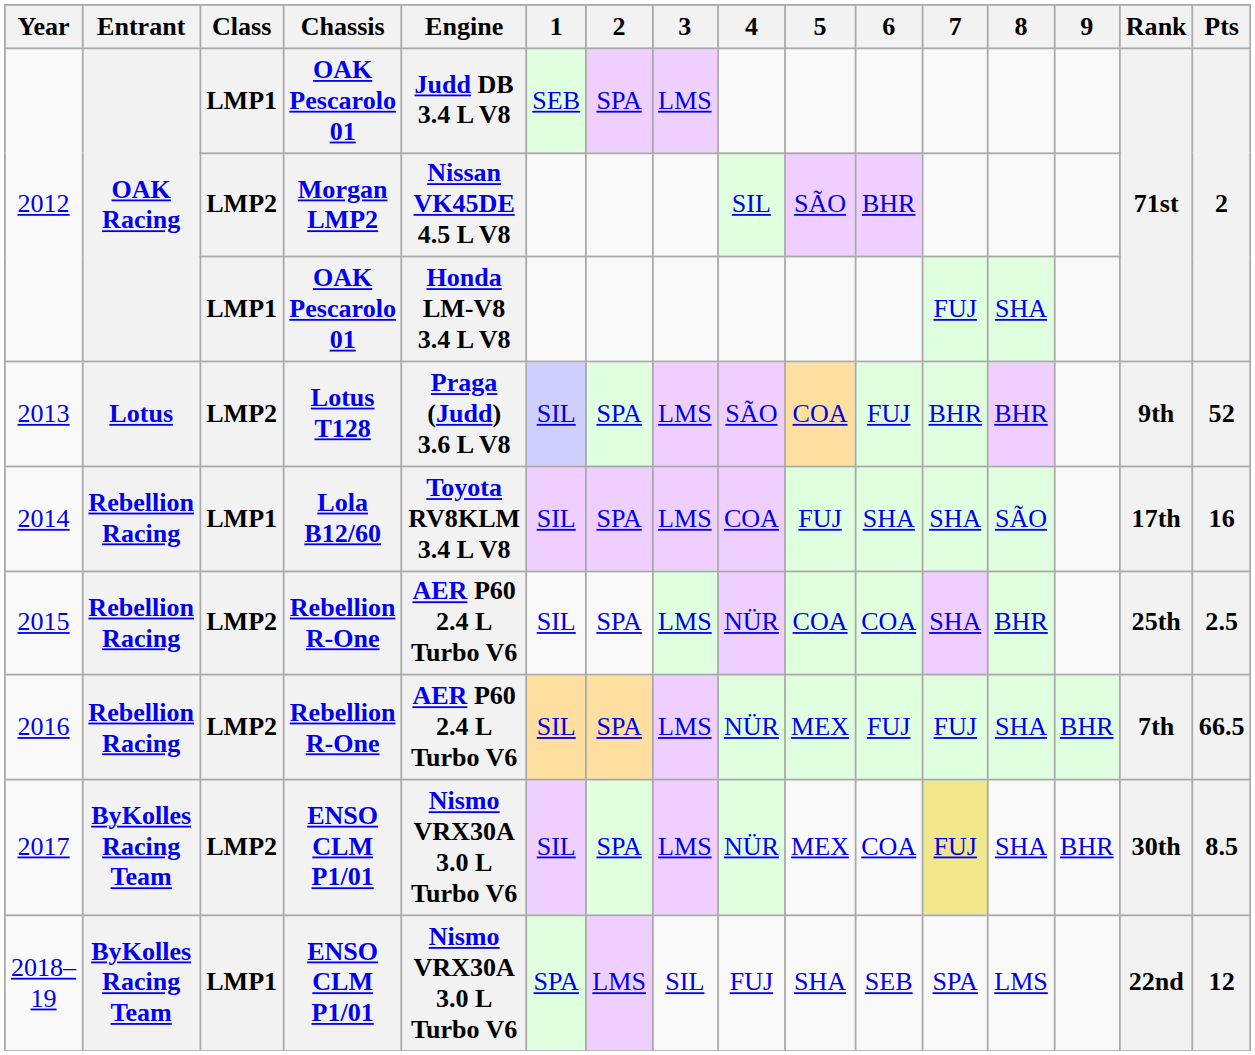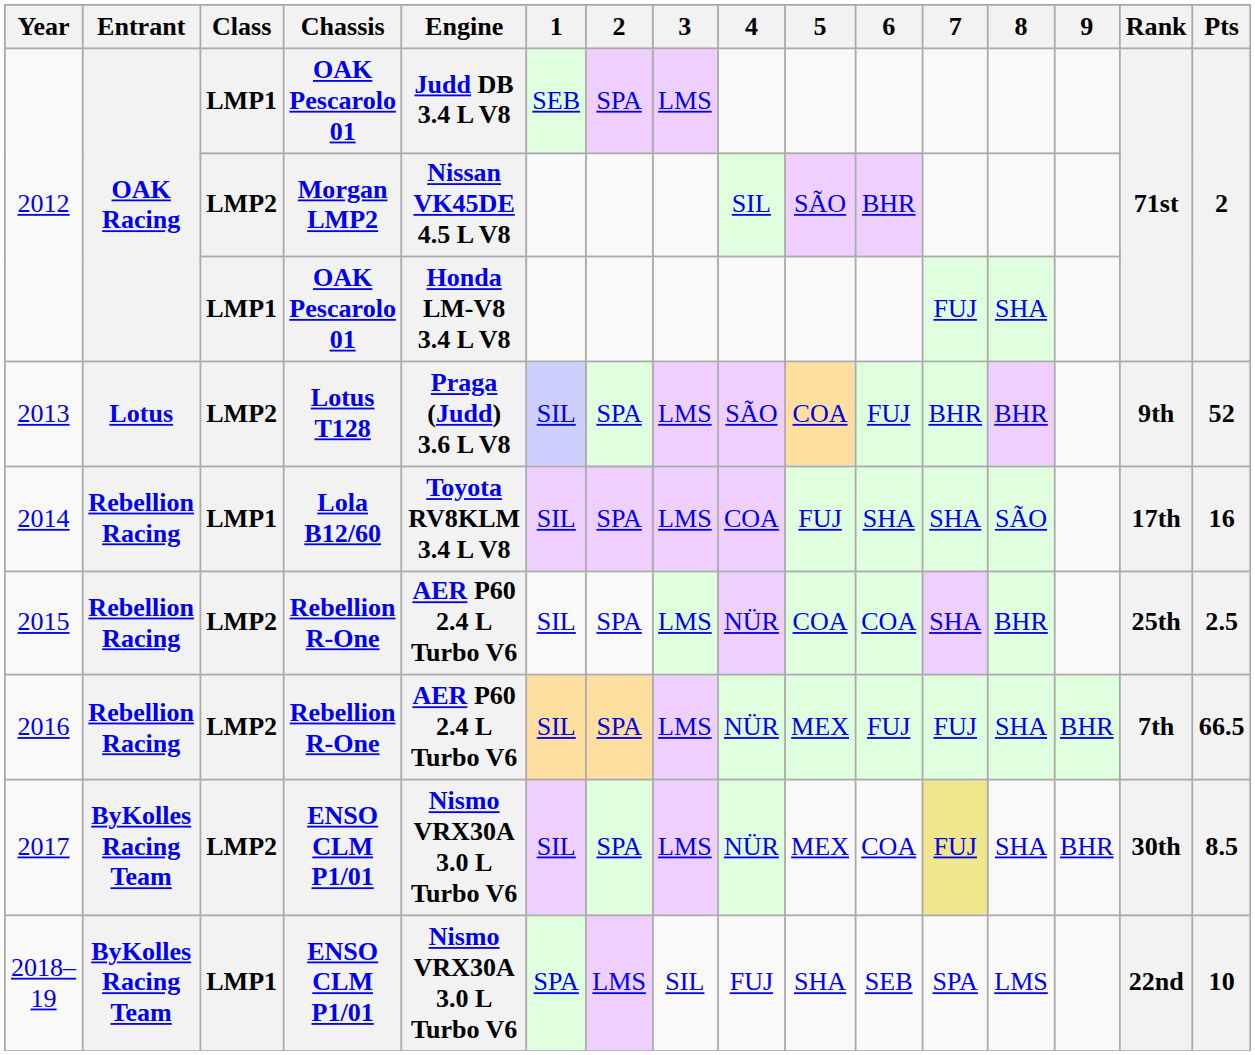(1222, 982) 12 -> (1222, 982) 10
